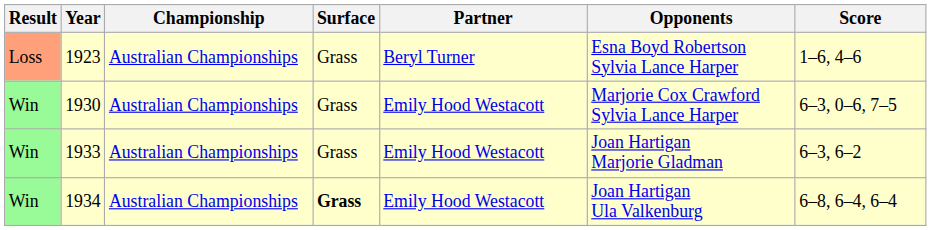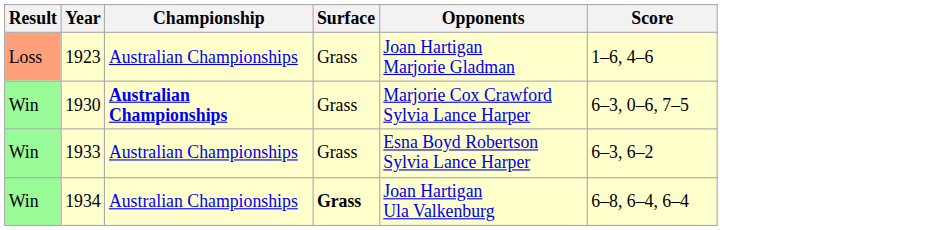- column: (483, 18)
(669, 56) Esna Boyd Robertson Sylvia Lance Harper -> (449, 56) Joan Hartigan Marjorie Gladman
(203, 104) normal -> (168, 104) bold
(657, 153) Joan Hartigan Marjorie Gladman -> (461, 153) Esna Boyd Robertson Sylvia Lance Harper
